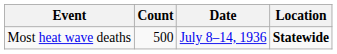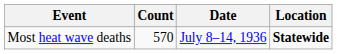(163, 38) 500 -> (163, 38) 570
